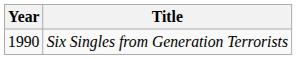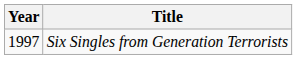(24, 41) 1990 -> (24, 41) 1997
